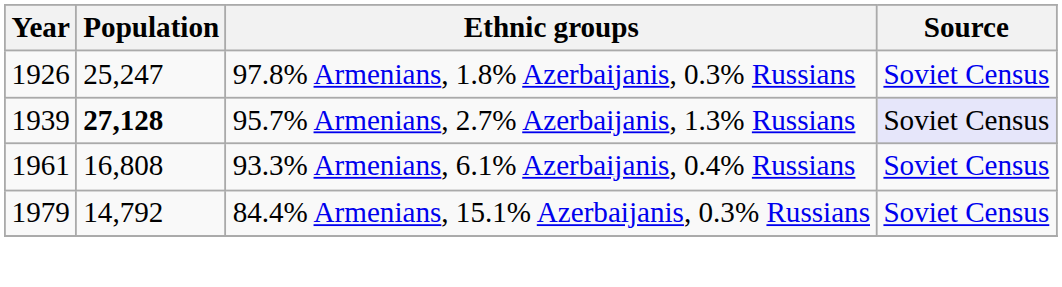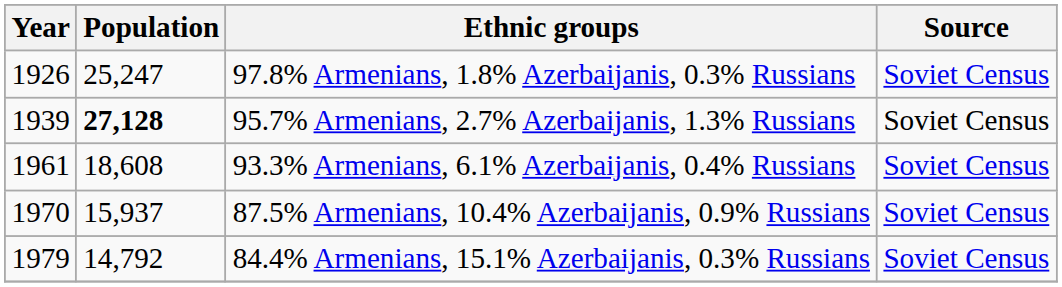(966, 119) lavender background -> (966, 119) no background
(123, 166) 16,808 -> (123, 166) 18,608
+ row: (551, 212)
